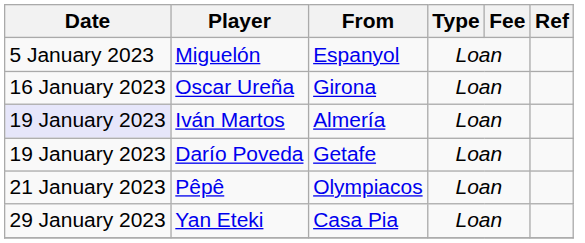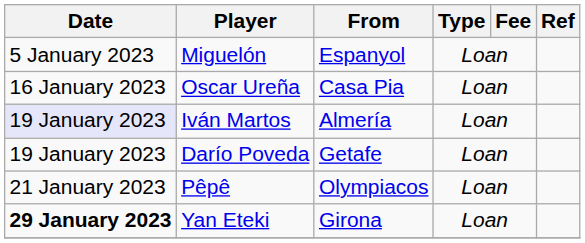(345, 87) Girona -> (361, 87) Casa Pia
(88, 220) normal -> (90, 220) bold
(356, 220) Casa Pia -> (350, 220) Girona
